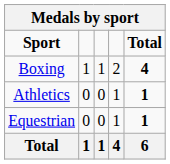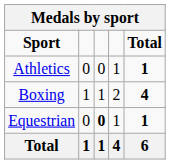rows swapped: (42, 69) <-> (42, 95)
(101, 120) normal -> (101, 120) bold
